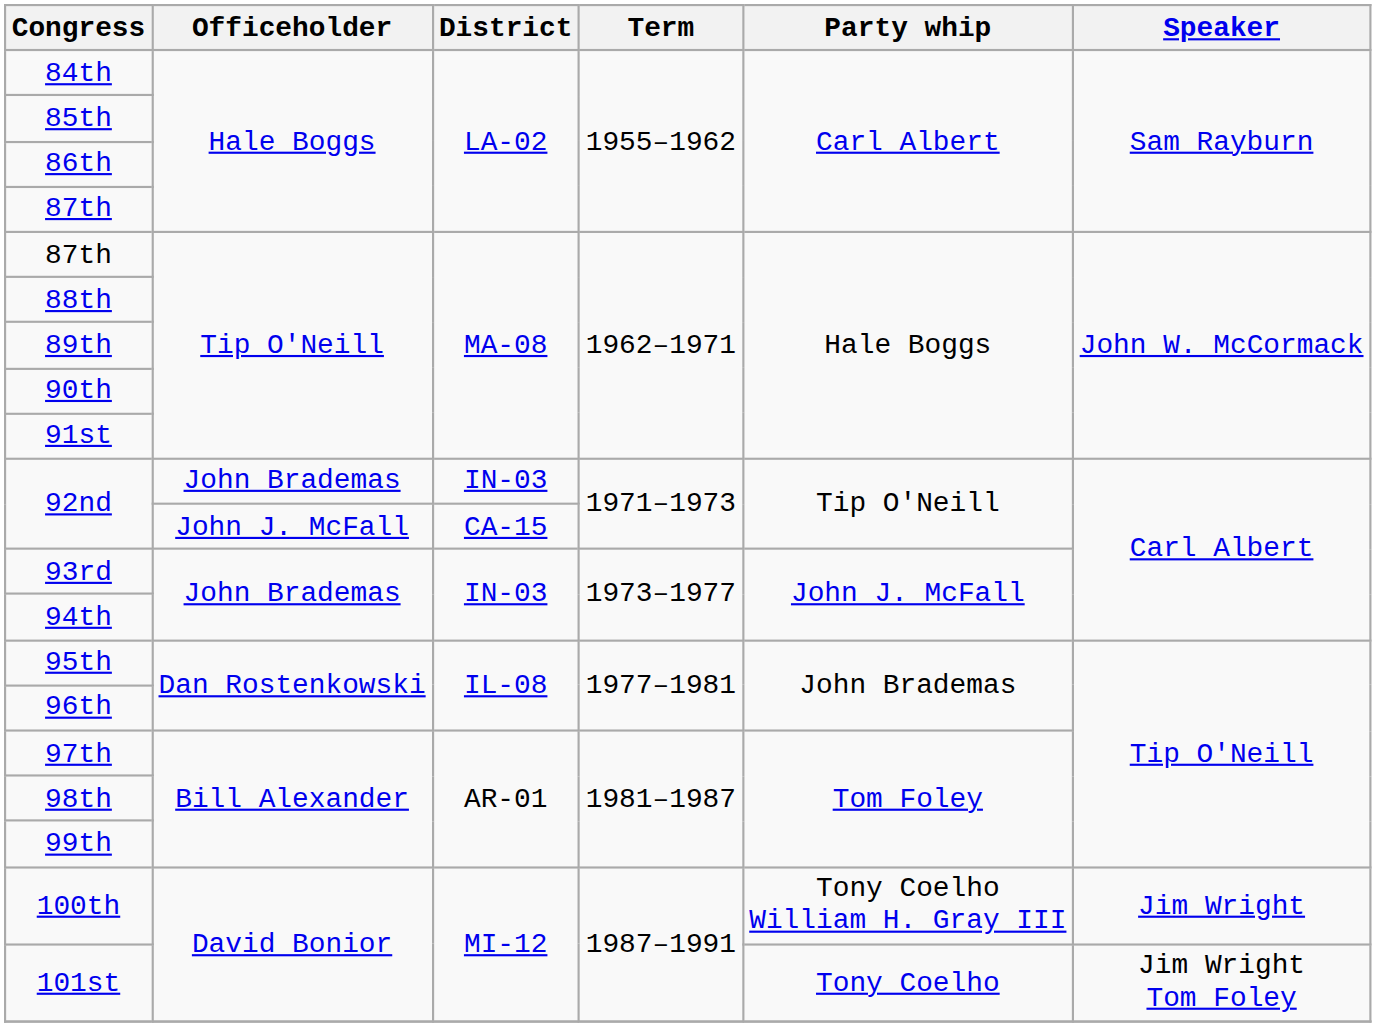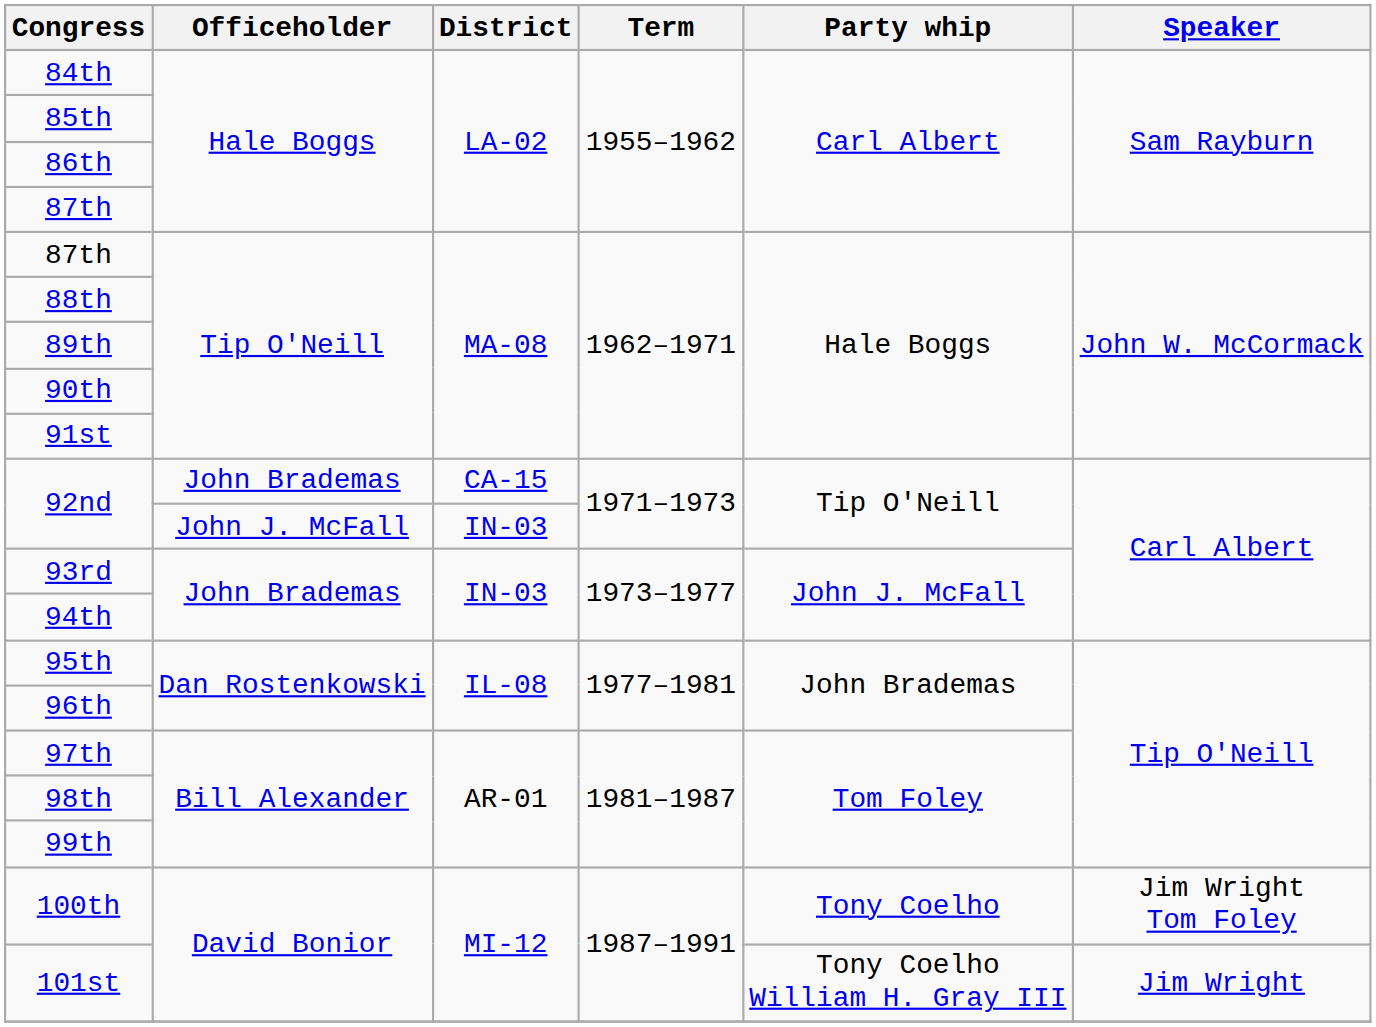(506, 481) IN-03 -> (506, 481) CA-15
(506, 526) CA-15 -> (506, 526) IN-03
(908, 905) Tony Coelho William H. Gray III -> (908, 905) Tony Coelho
(1222, 905) Jim Wright -> (1222, 905) Jim Wright Tom Foley
(908, 983) Tony Coelho -> (908, 983) Tony Coelho William H. Gray III
(1222, 983) Jim Wright Tom Foley -> (1222, 983) Jim Wright
